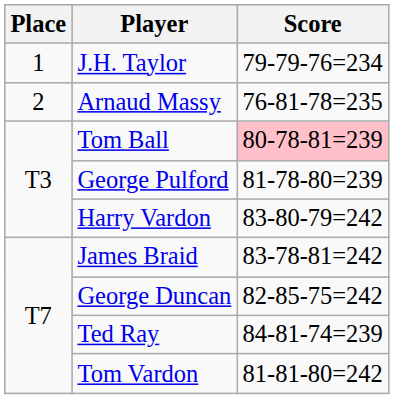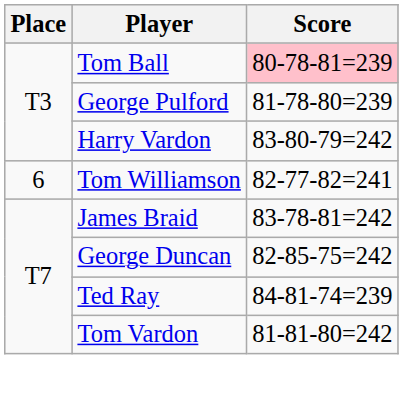- row: (132, 62)
- row: (149, 101)
+ row: (159, 179)
